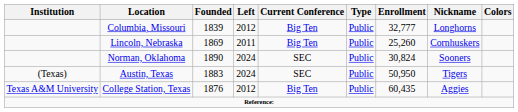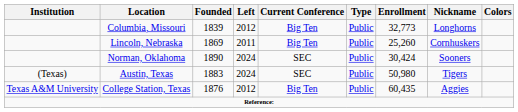(402, 27) 32,777 -> (402, 27) 32,773
(402, 58) 30,824 -> (402, 58) 30,424
(402, 74) 50,950 -> (402, 74) 50,980
